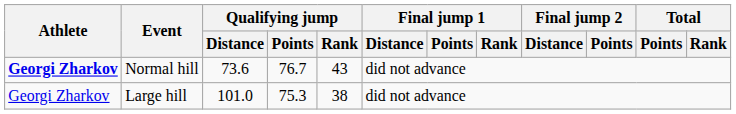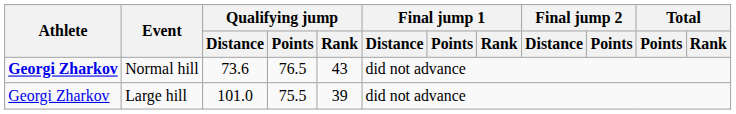(293, 70) 76.7 -> (293, 70) 76.5
(293, 96) 75.3 -> (293, 96) 75.5
(340, 96) 38 -> (340, 96) 39
